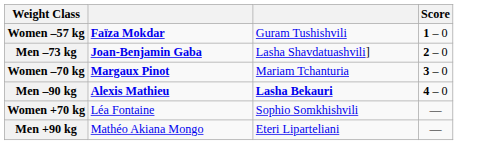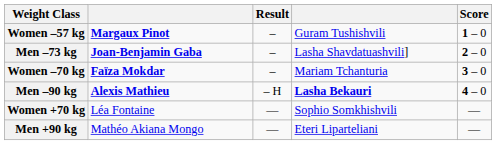+ column: (272, 14)
(128, 33) Faïza Mokdar -> (130, 33) Margaux Pinot
(130, 71) Margaux Pinot -> (128, 71) Faïza Mokdar
